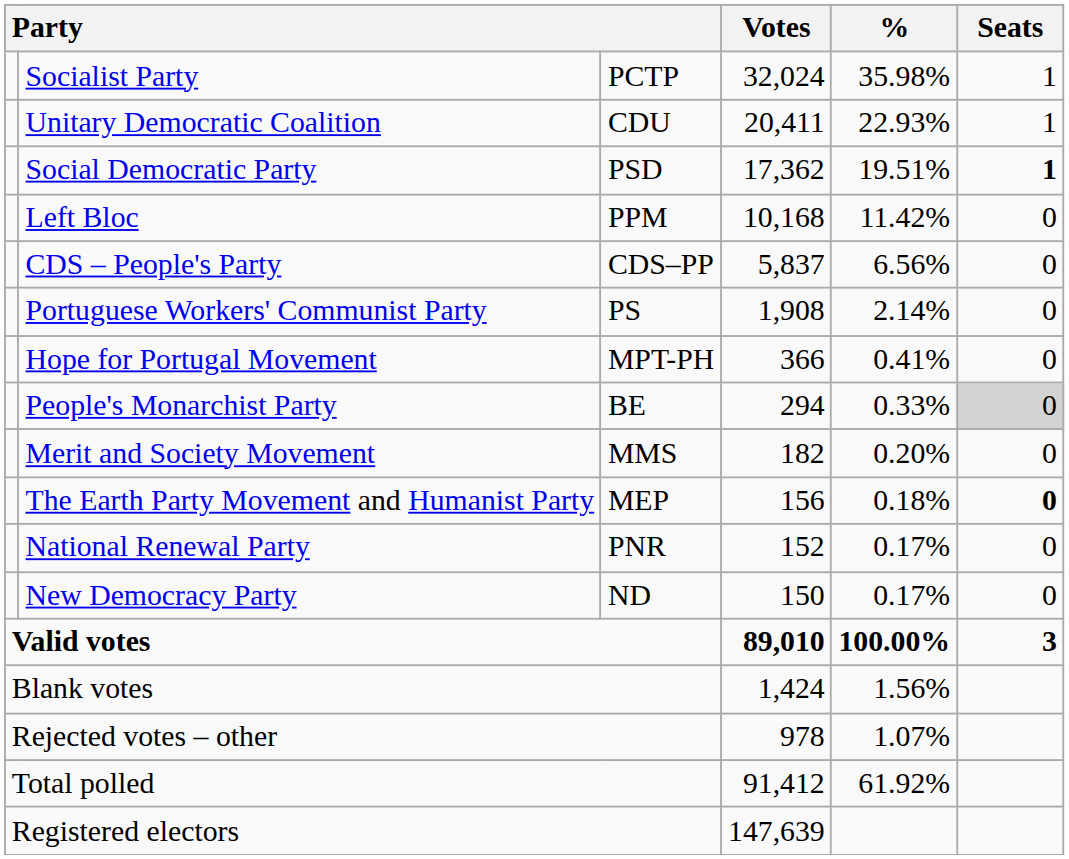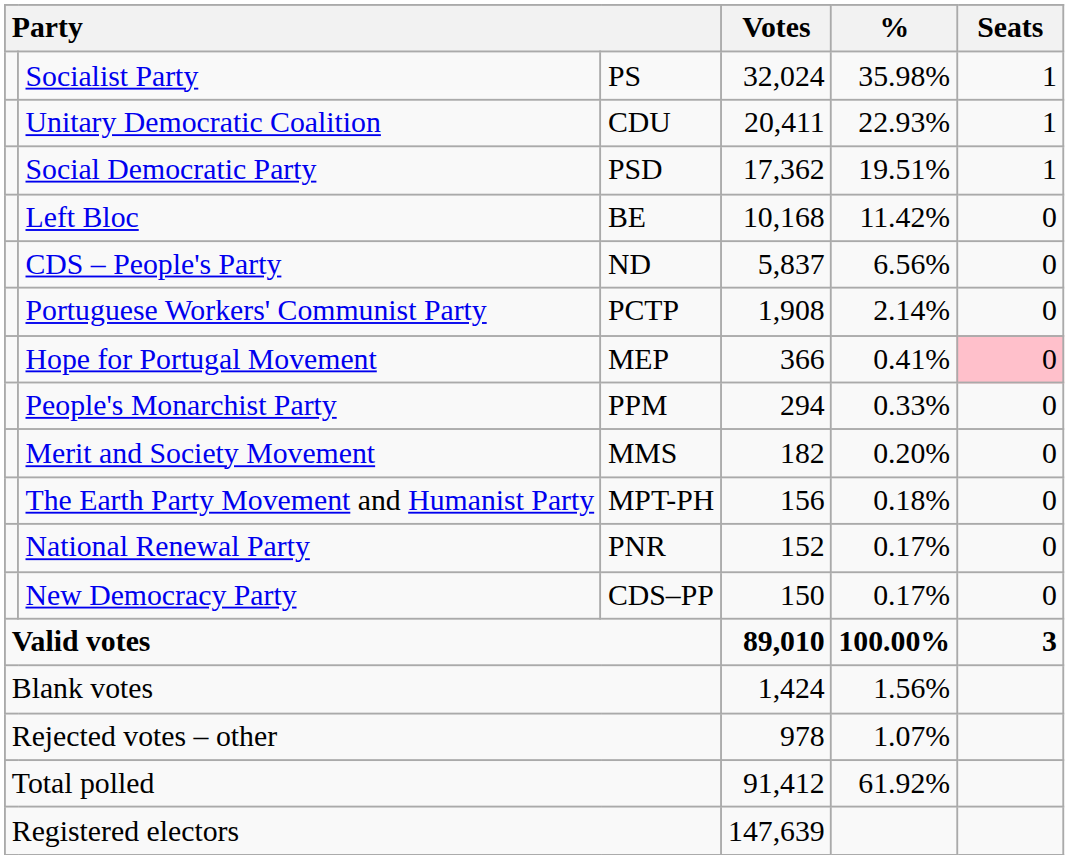(643, 75) PCTP -> (624, 75) PS
(1049, 169) bold -> (1049, 169) normal
(638, 216) PPM -> (627, 216) BE
(661, 264) CDS–PP -> (629, 264) ND
(624, 311) PS -> (643, 311) PCTP
(661, 358) MPT-PH -> (638, 358) MEP
(1049, 358) no background -> (1049, 358) pink background
(627, 405) BE -> (638, 405) PPM
(1049, 405) lightgrey background -> (1049, 405) no background
(638, 500) MEP -> (661, 500) MPT-PH
(1049, 500) bold -> (1049, 500) normal
(629, 594) ND -> (661, 594) CDS–PP
